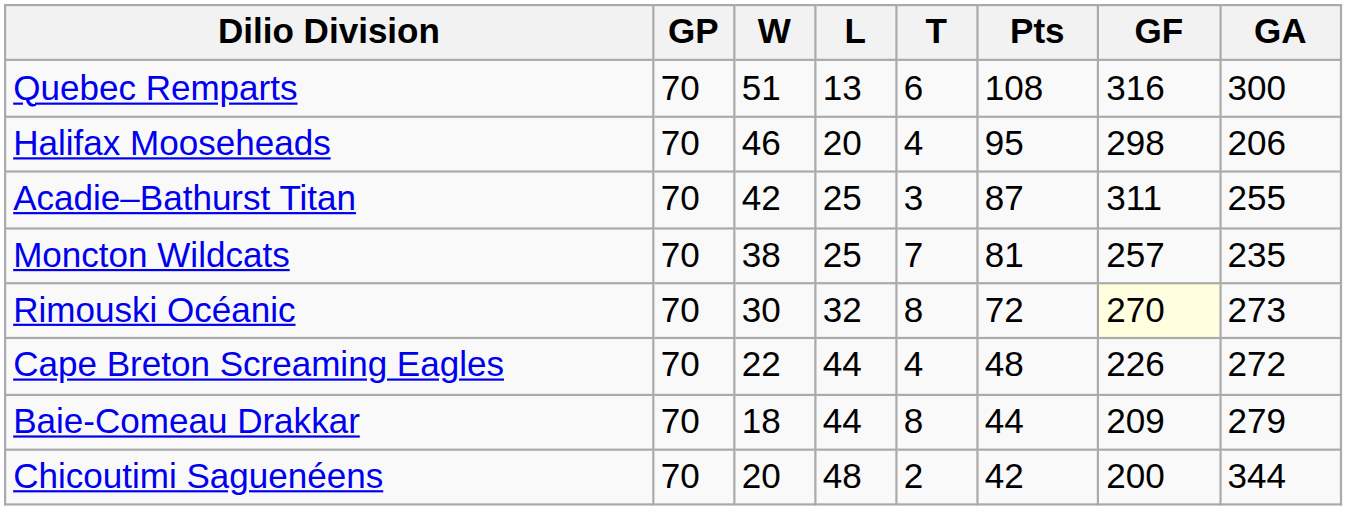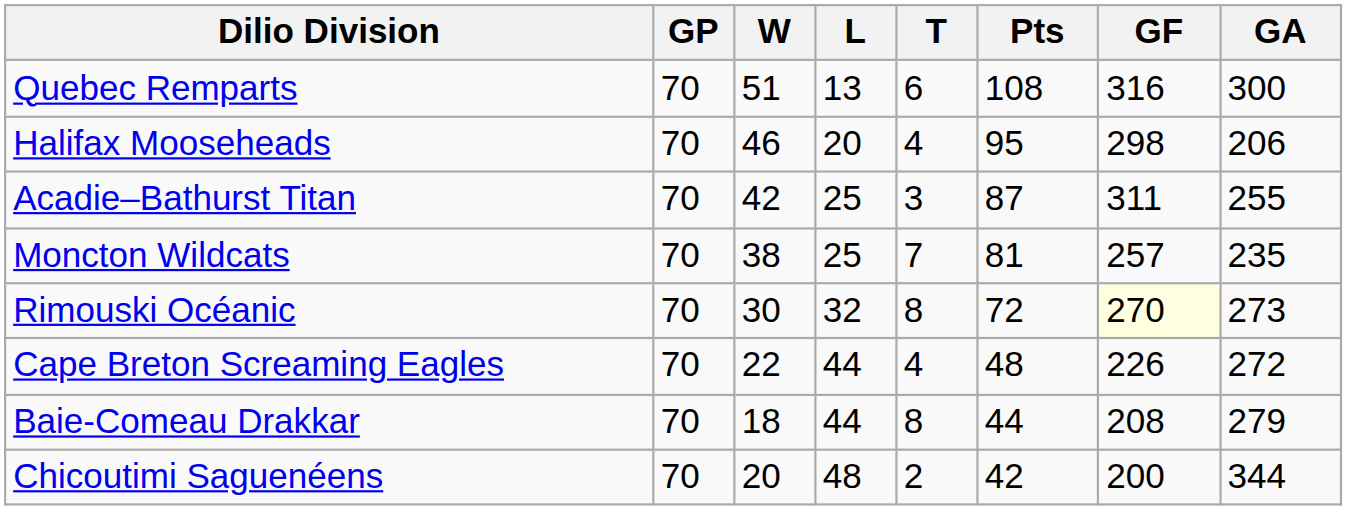(1135, 421) 209 -> (1135, 421) 208
